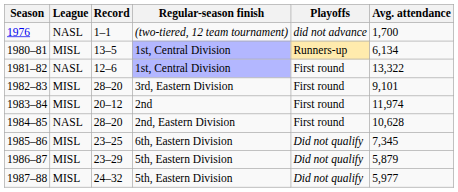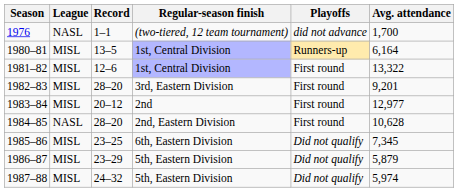(385, 50) 6,134 -> (385, 50) 6,164
(68, 68) NASL -> (66, 68) MISL
(385, 86) 9,101 -> (385, 86) 9,201
(388, 104) 11,974 -> (388, 104) 12,977
(385, 178) 5,977 -> (385, 178) 5,974
